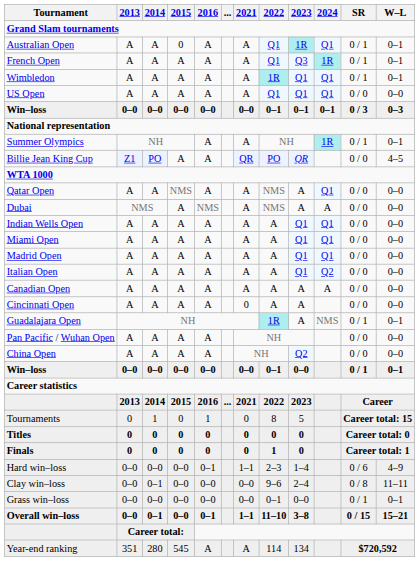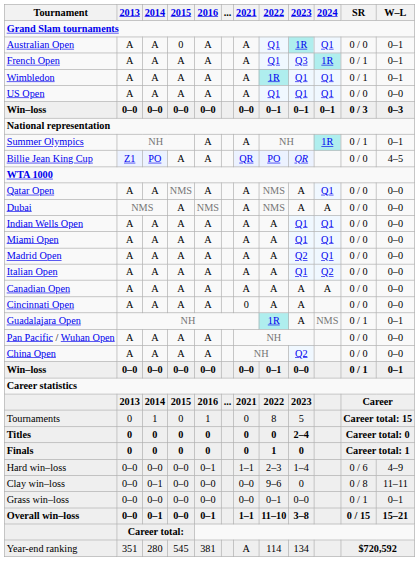(358, 45) 0 / 1 -> (358, 45) 0 / 0
(301, 256) Q1 -> (301, 256) Q2
(301, 434) 0 -> (301, 434) 2–4
(301, 483) 2–4 -> (301, 483) 0
(208, 548) A -> (208, 548) 381
